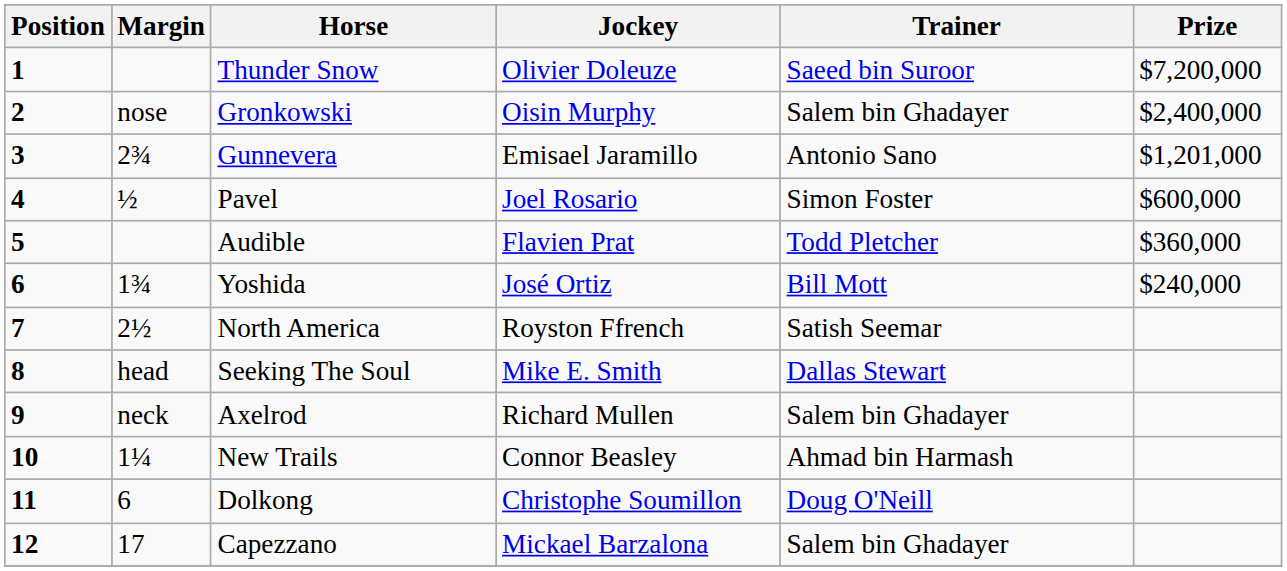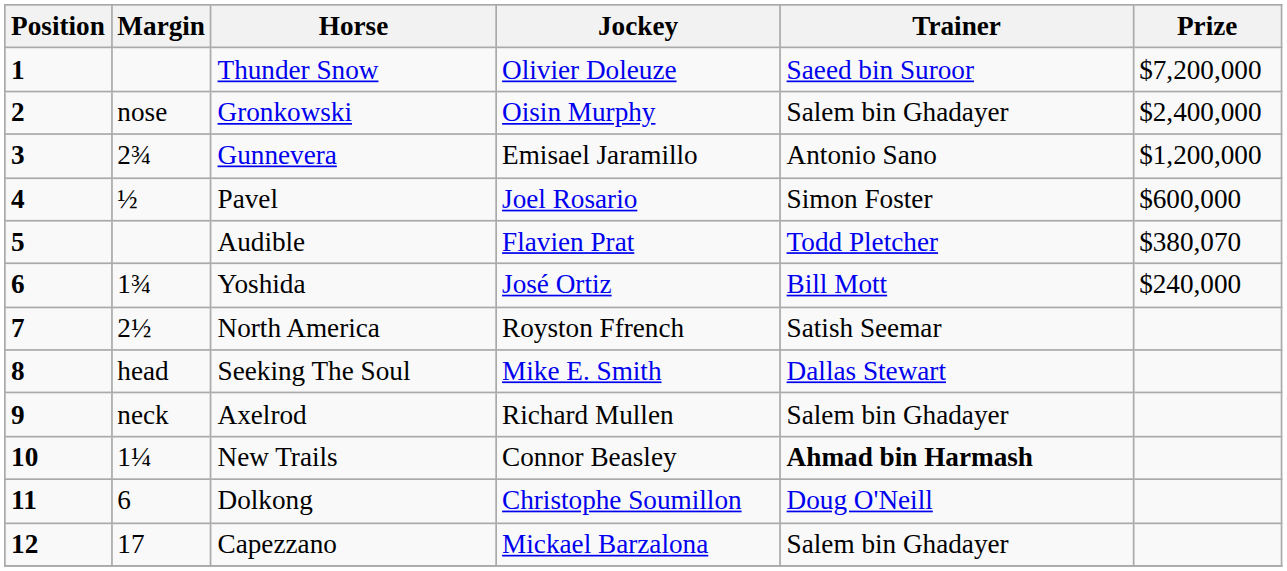(1200, 155) $1,201,000 -> (1200, 155) $1,200,000
(1190, 241) $360,000 -> (1190, 241) $380,070
(900, 457) normal -> (910, 457) bold
